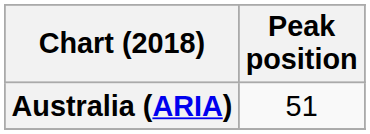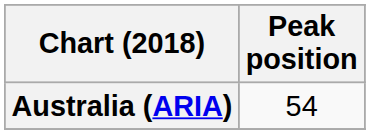(302, 105) 51 -> (302, 105) 54
